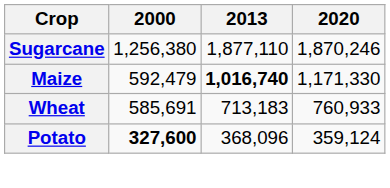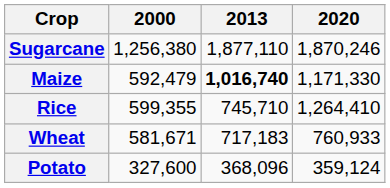+ row: (57, 108)
(163, 108) 585,691 -> (163, 138) 581,671
(255, 108) 713,183 -> (255, 138) 717,183
(163, 138) bold -> (163, 167) normal
